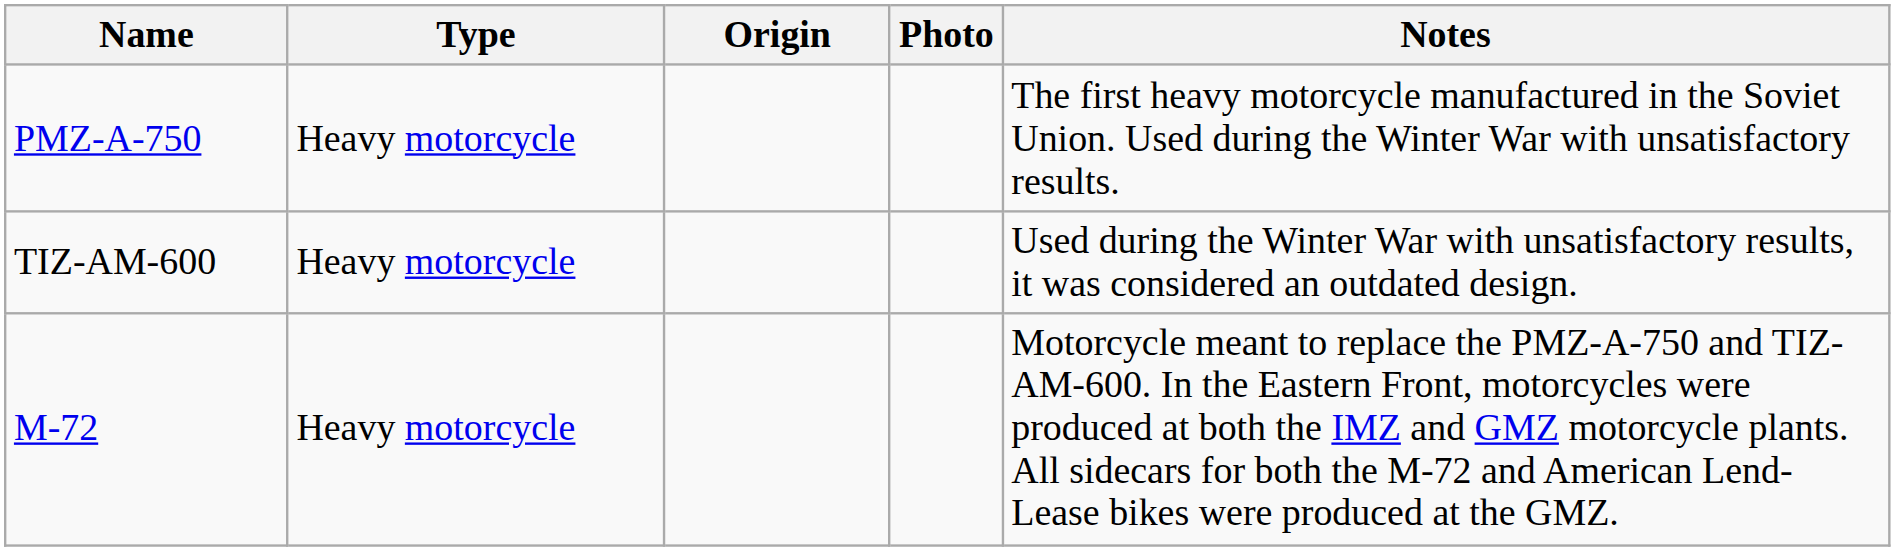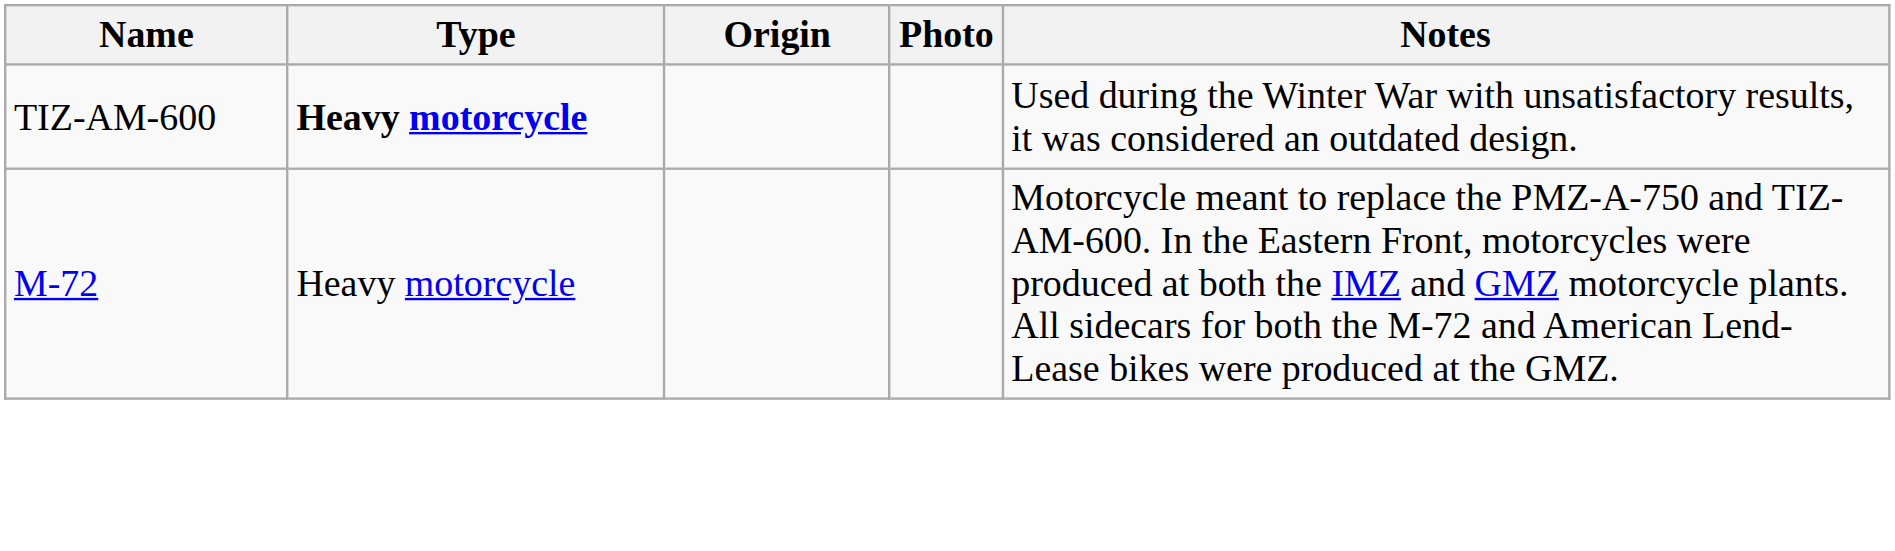- row: (108, 137)
(436, 261) normal -> (442, 116) bold
